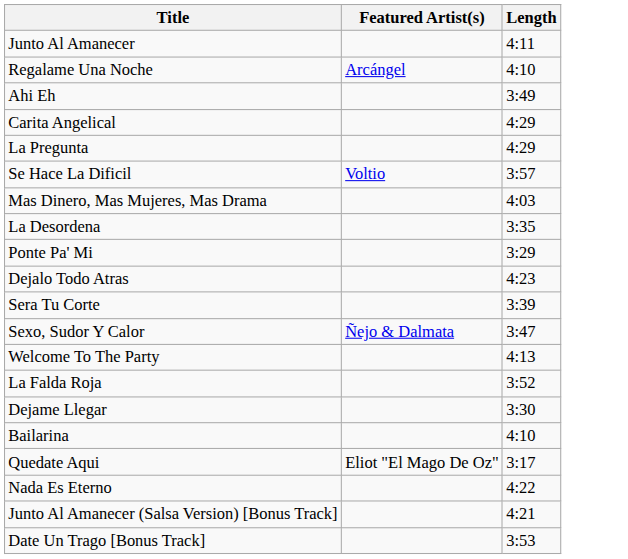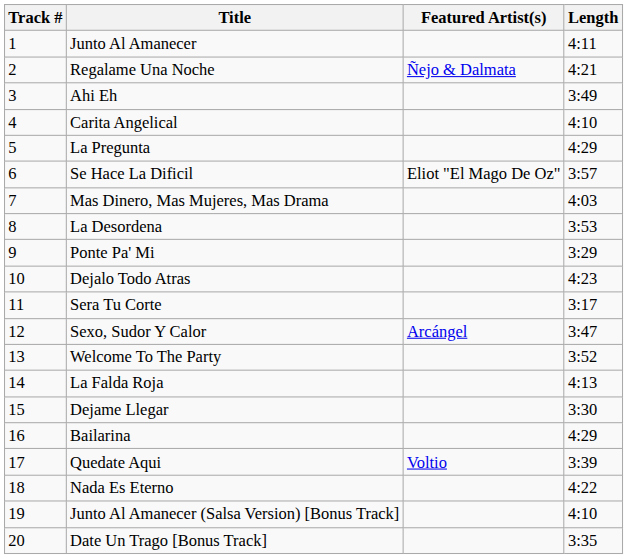+ column: (35, 17)
(375, 69) Arcángel -> (461, 69) Ñejo & Dalmata
(521, 69) 4:10 -> (583, 69) 4:21
(521, 122) 4:29 -> (583, 122) 4:10
(365, 174) Voltio -> (484, 174) Eliot "El Mago De Oz"
(521, 226) 3:35 -> (583, 226) 3:53
(521, 305) 3:39 -> (583, 305) 3:17
(400, 331) Ñejo & Dalmata -> (437, 331) Arcángel
(521, 357) 4:13 -> (583, 357) 3:52
(521, 383) 3:52 -> (583, 383) 4:13
(521, 435) 4:10 -> (583, 435) 4:29
(422, 461) Eliot "El Mago De Oz" -> (427, 461) Voltio
(521, 461) 3:17 -> (583, 461) 3:39
(521, 514) 4:21 -> (583, 514) 4:10
(521, 540) 3:53 -> (583, 540) 3:35
